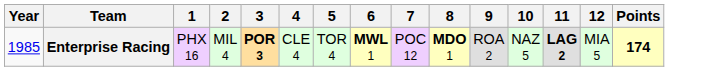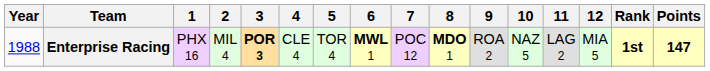+ column: (632, 16)
(24, 47) 1985 -> (24, 47) 1988
(562, 47) bold -> (561, 47) normal
(638, 47) 174 -> (679, 47) 147
